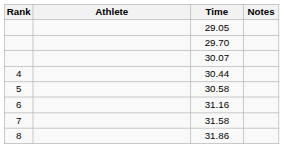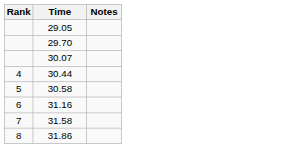- column: (112, 12)
